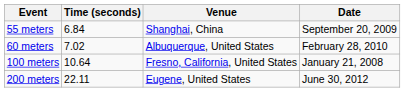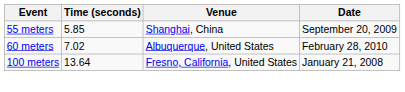(74, 29) 6.84 -> (74, 29) 5.85
(77, 63) 10.64 -> (77, 63) 13.64
- row: (33, 79)
